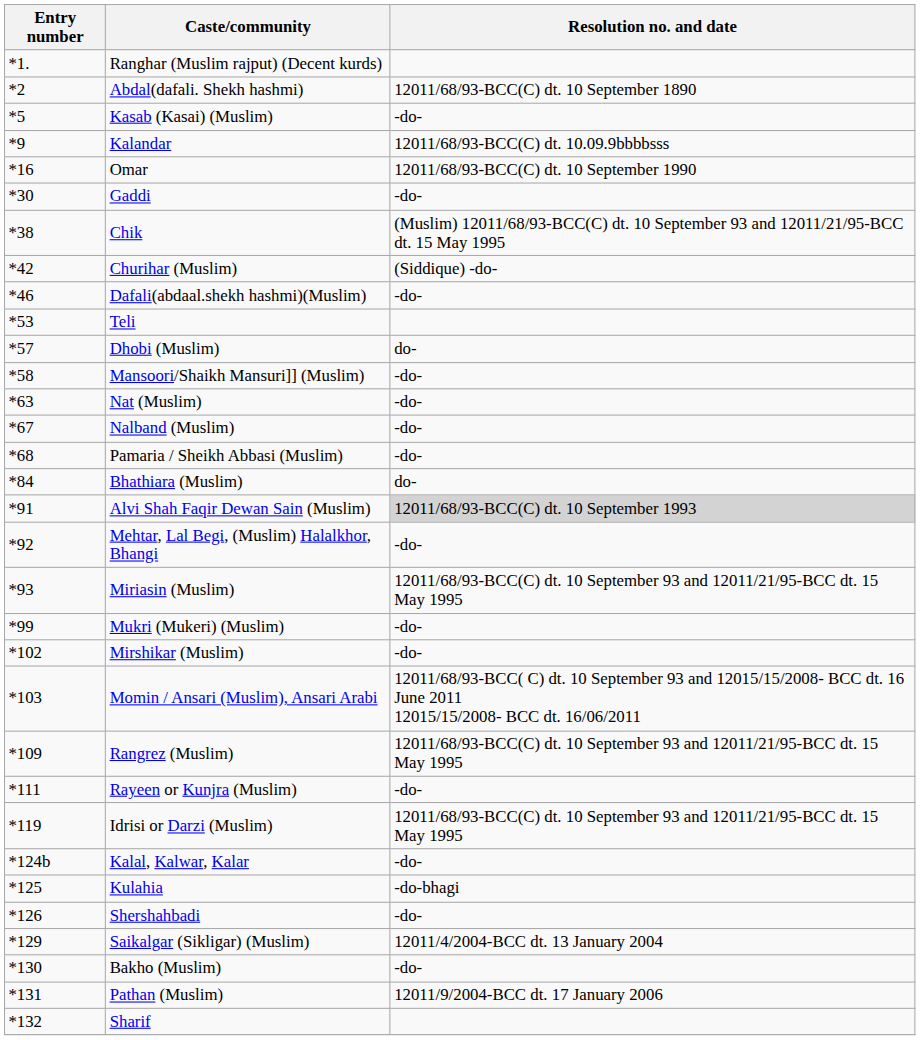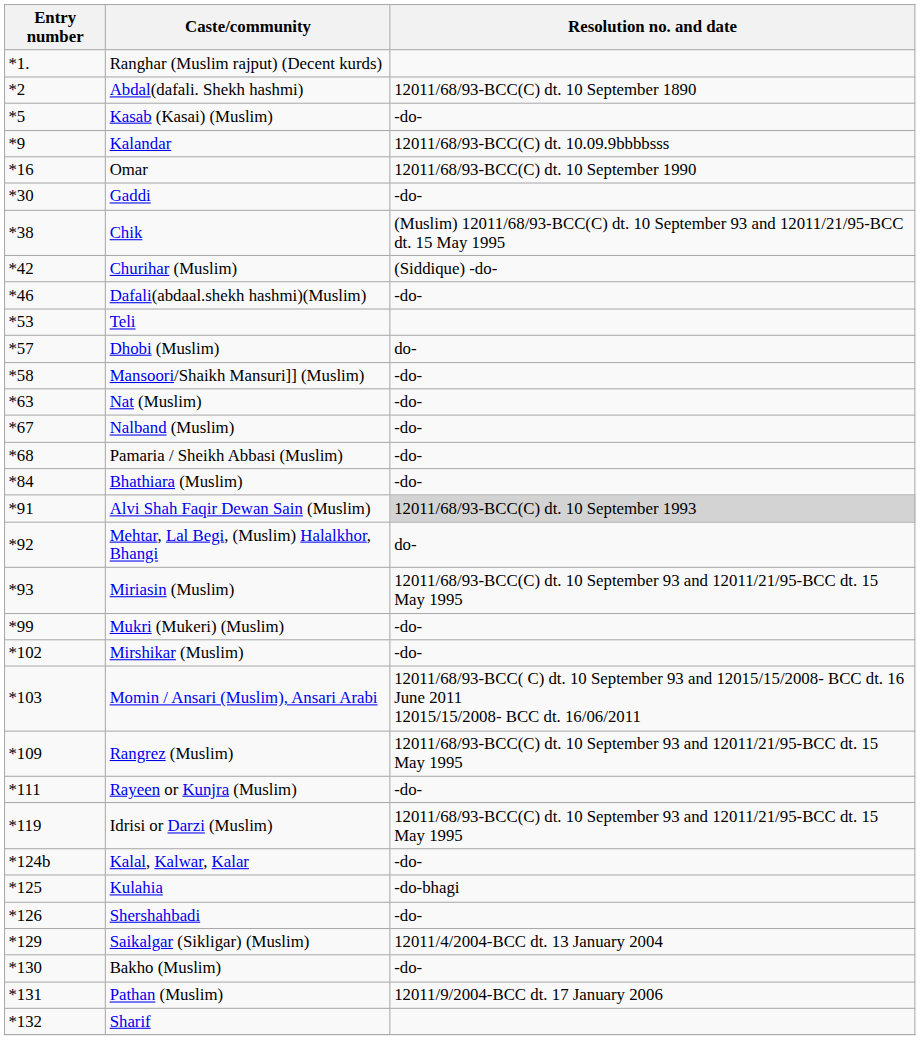(405, 481) do- -> (408, 481) -do-
(408, 544) -do- -> (405, 544) do-
